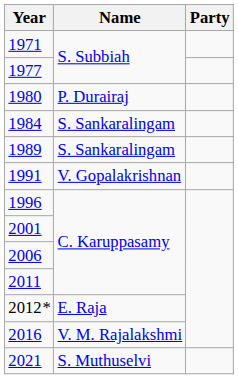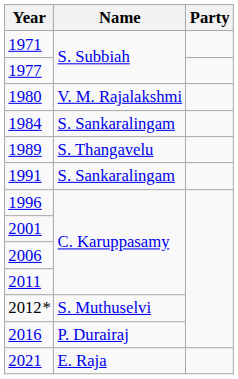(93, 96) P. Durairaj -> (120, 96) V. M. Rajalakshmi
(116, 149) S. Sankaralingam -> (106, 149) S. Thangavelu
(119, 176) V. Gopalakrishnan -> (116, 176) S. Sankaralingam
(82, 307) E. Raja -> (104, 307) S. Muthuselvi
(120, 334) V. M. Rajalakshmi -> (93, 334) P. Durairaj
(104, 360) S. Muthuselvi -> (82, 360) E. Raja
